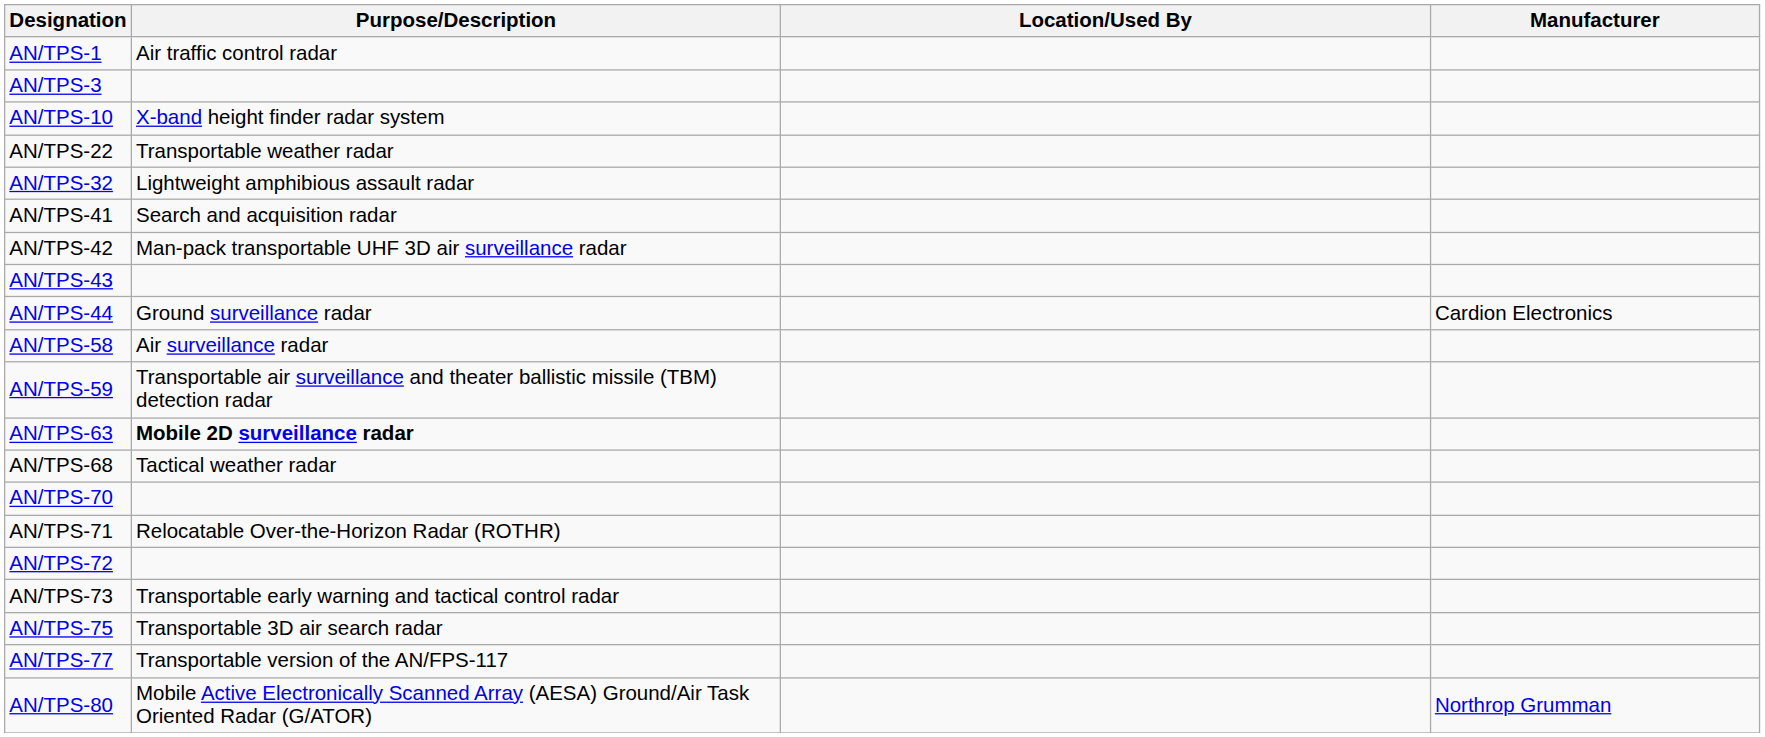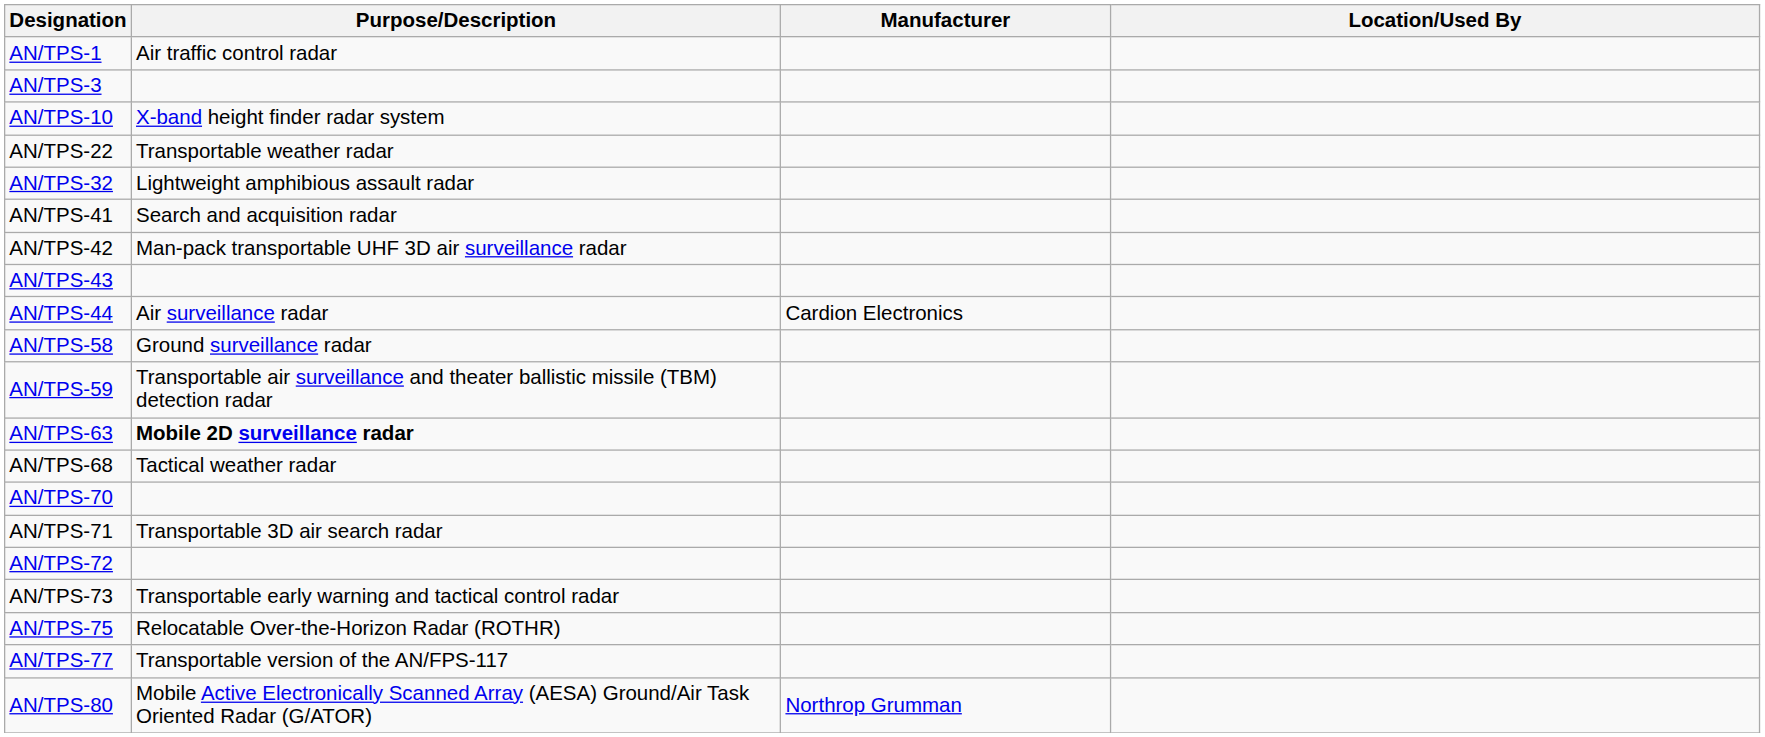columns swapped: (1105, 20) <-> (1595, 20)
(254, 313) Ground surveillance radar -> (232, 313) Air surveillance radar
(232, 345) Air surveillance radar -> (254, 345) Ground surveillance radar
(348, 530) Relocatable Over-the-Horizon Radar (ROTHR) -> (289, 530) Transportable 3D air search radar
(289, 628) Transportable 3D air search radar -> (348, 628) Relocatable Over-the-Horizon Radar (ROTHR)
